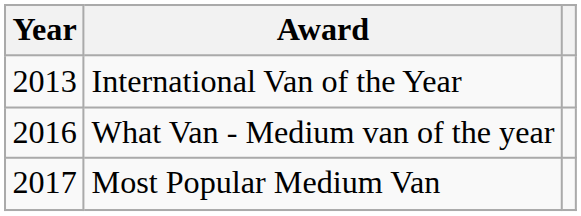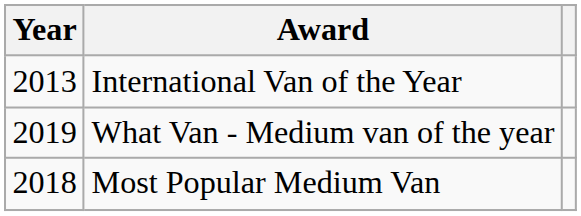(45, 132) 2016 -> (45, 132) 2019
(45, 183) 2017 -> (45, 183) 2018
